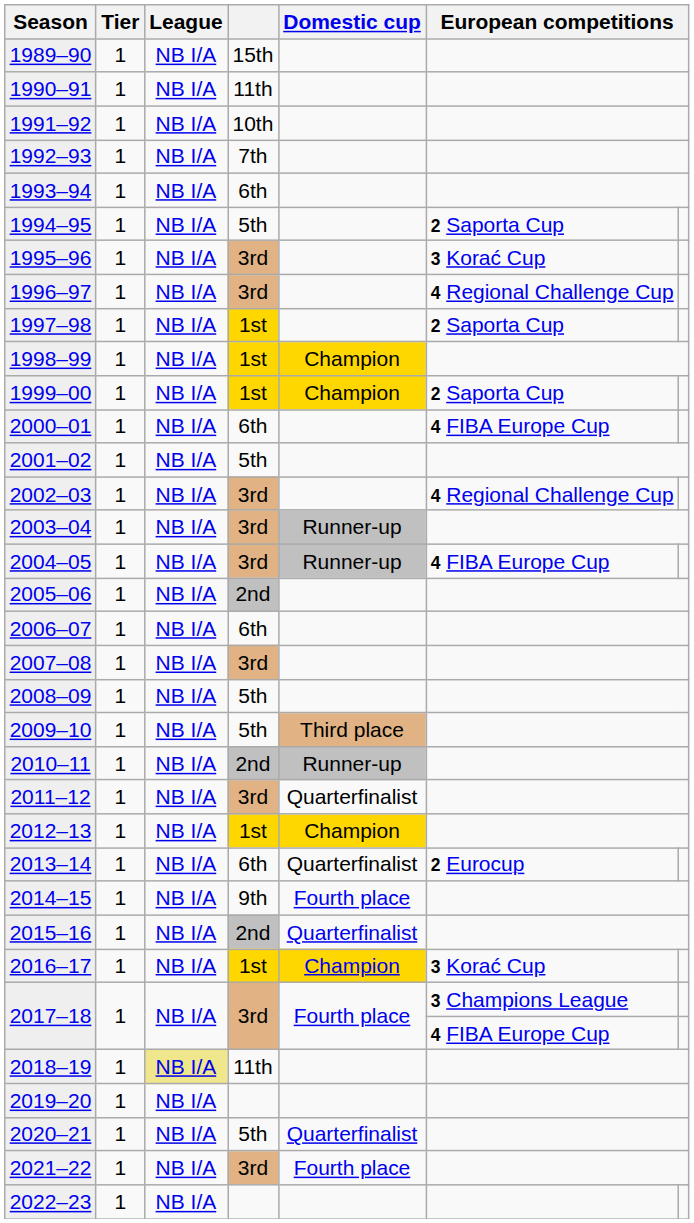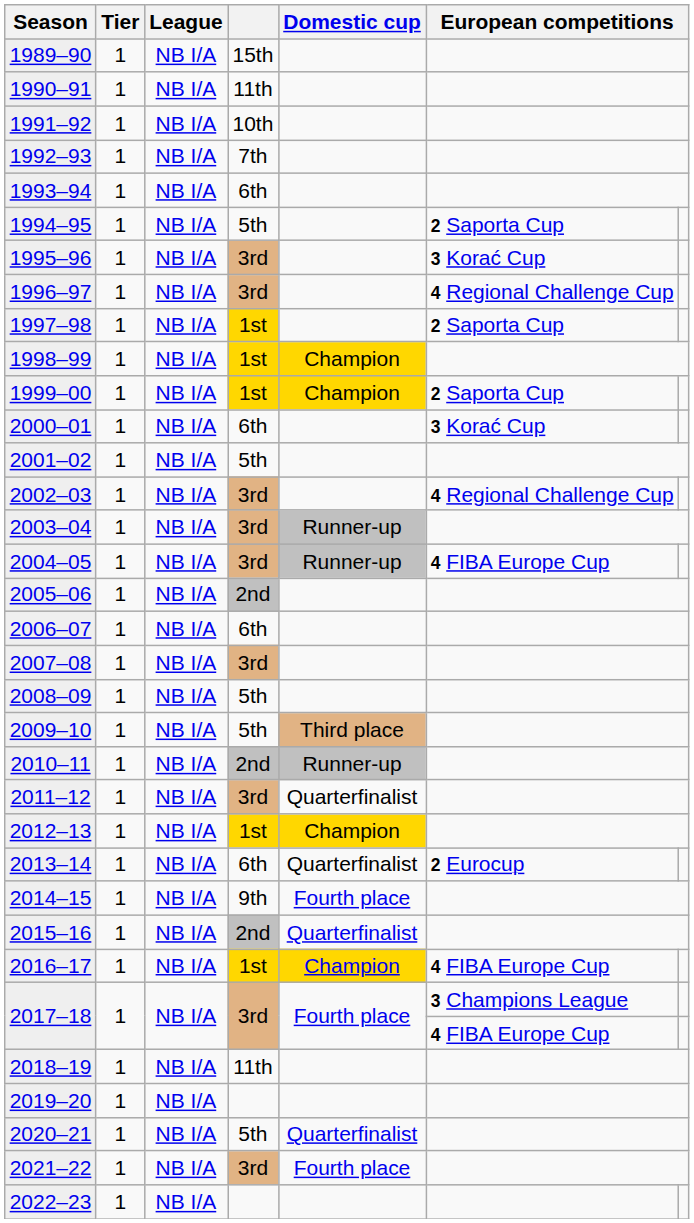(520, 426) 4 FIBA Europe Cup -> (488, 426) 3 Korać Cup
(488, 966) 3 Korać Cup -> (520, 966) 4 FIBA Europe Cup
(186, 1067) khaki background -> (186, 1067) no background
